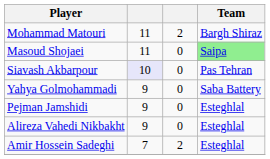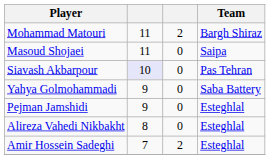(213, 51) lightgreen background -> (213, 51) no background
(145, 126) 9 -> (145, 126) 8
